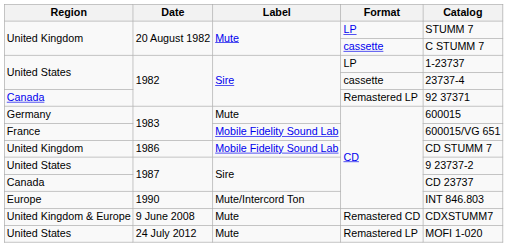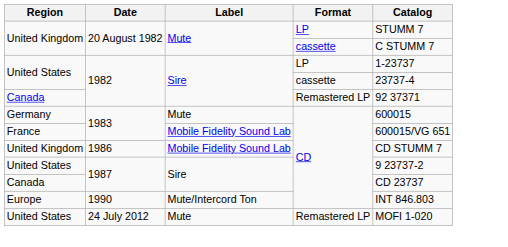- row: (69, 217)
